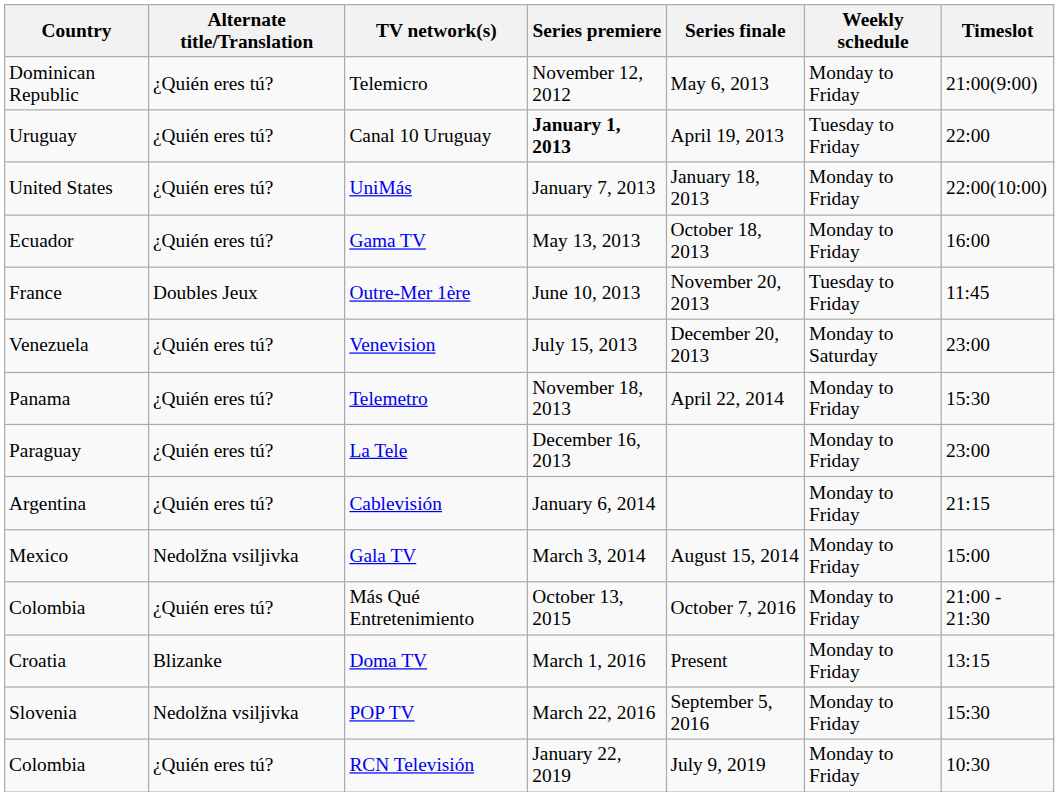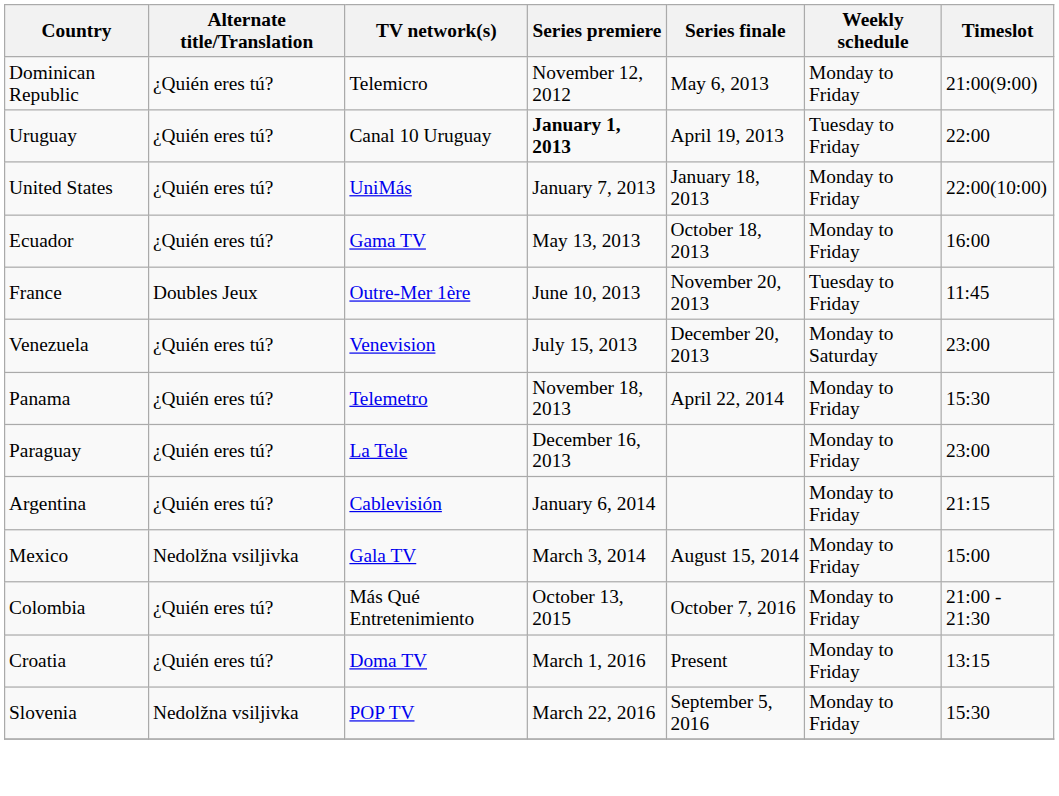(187, 660) Blizanke -> (213, 660) ¿Quién eres tú?
- row: (412, 765)
